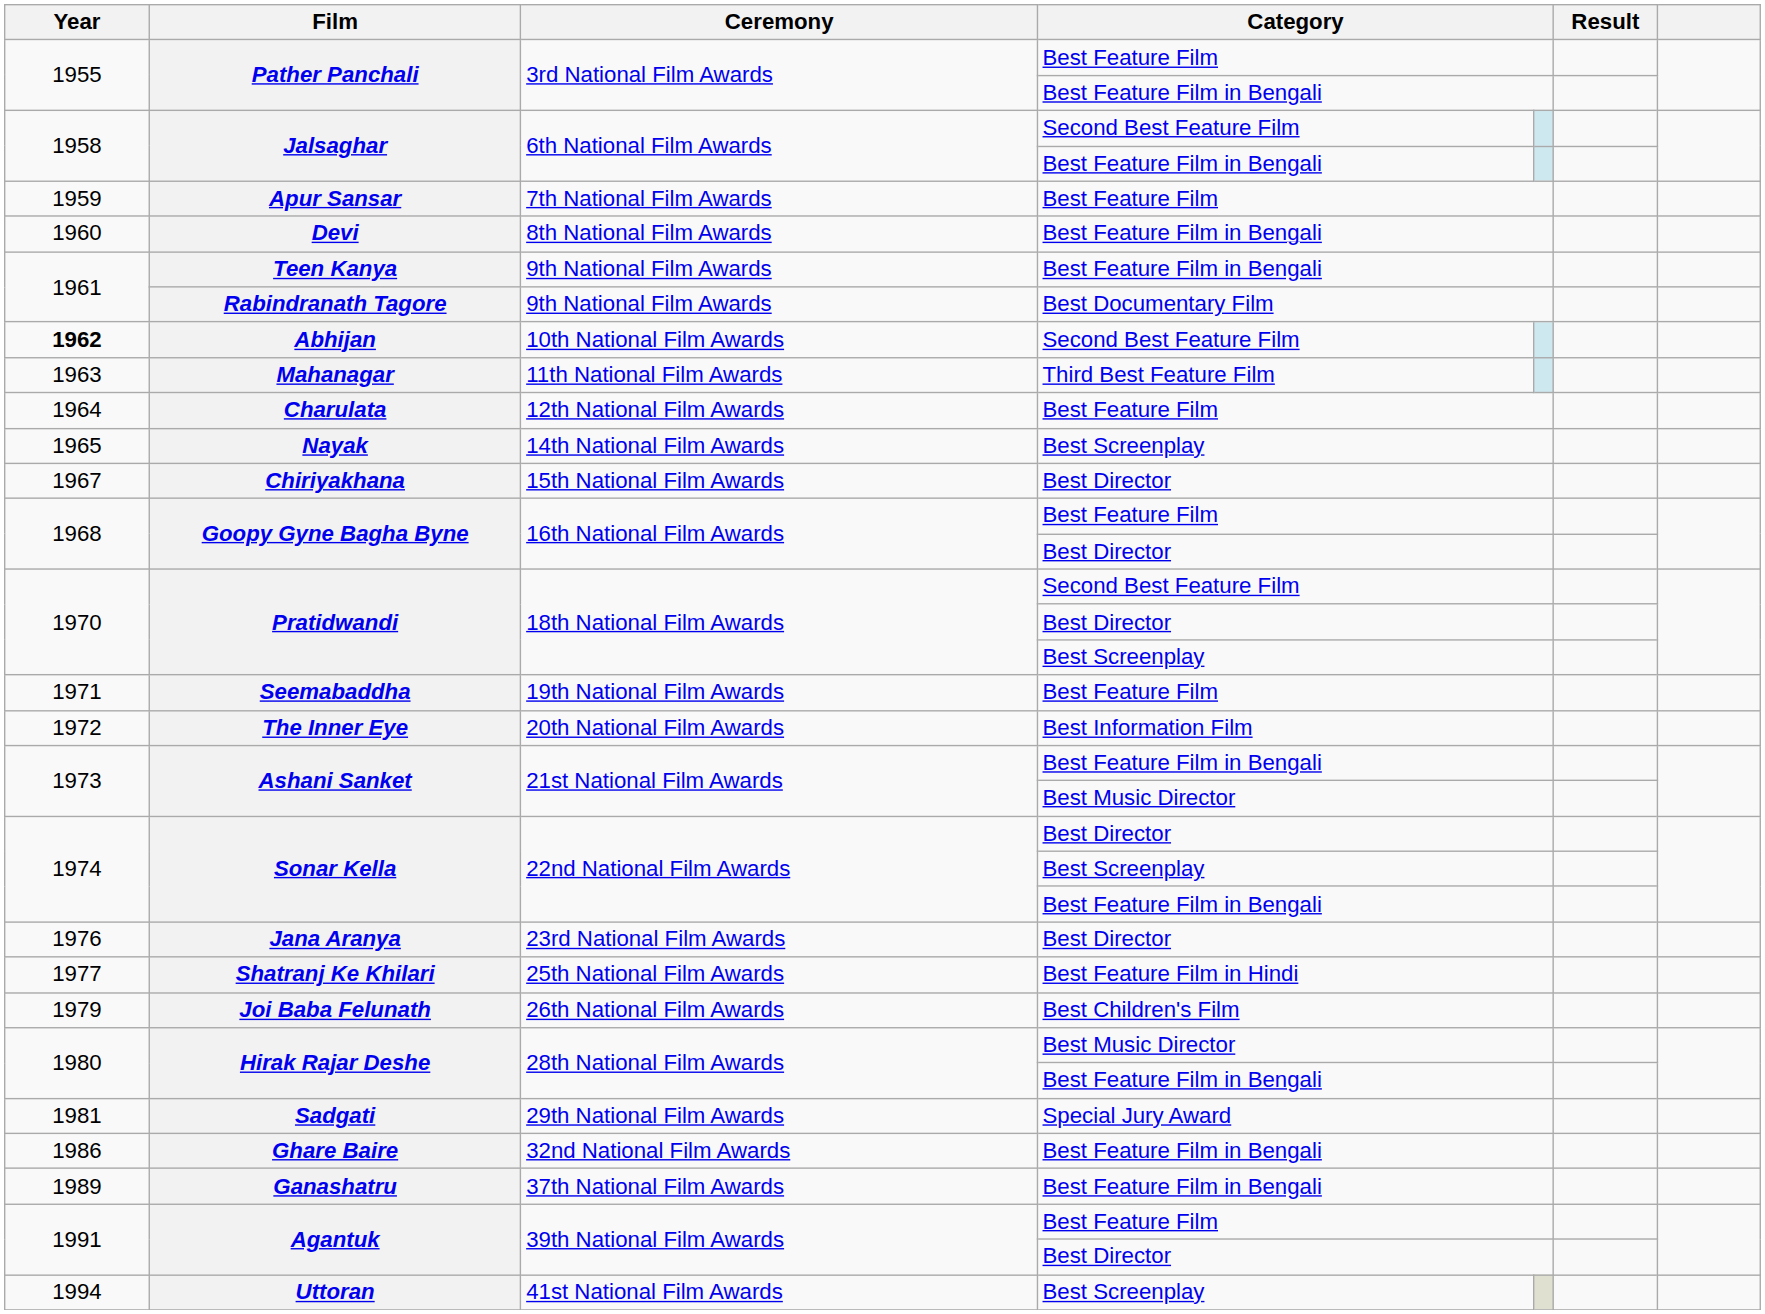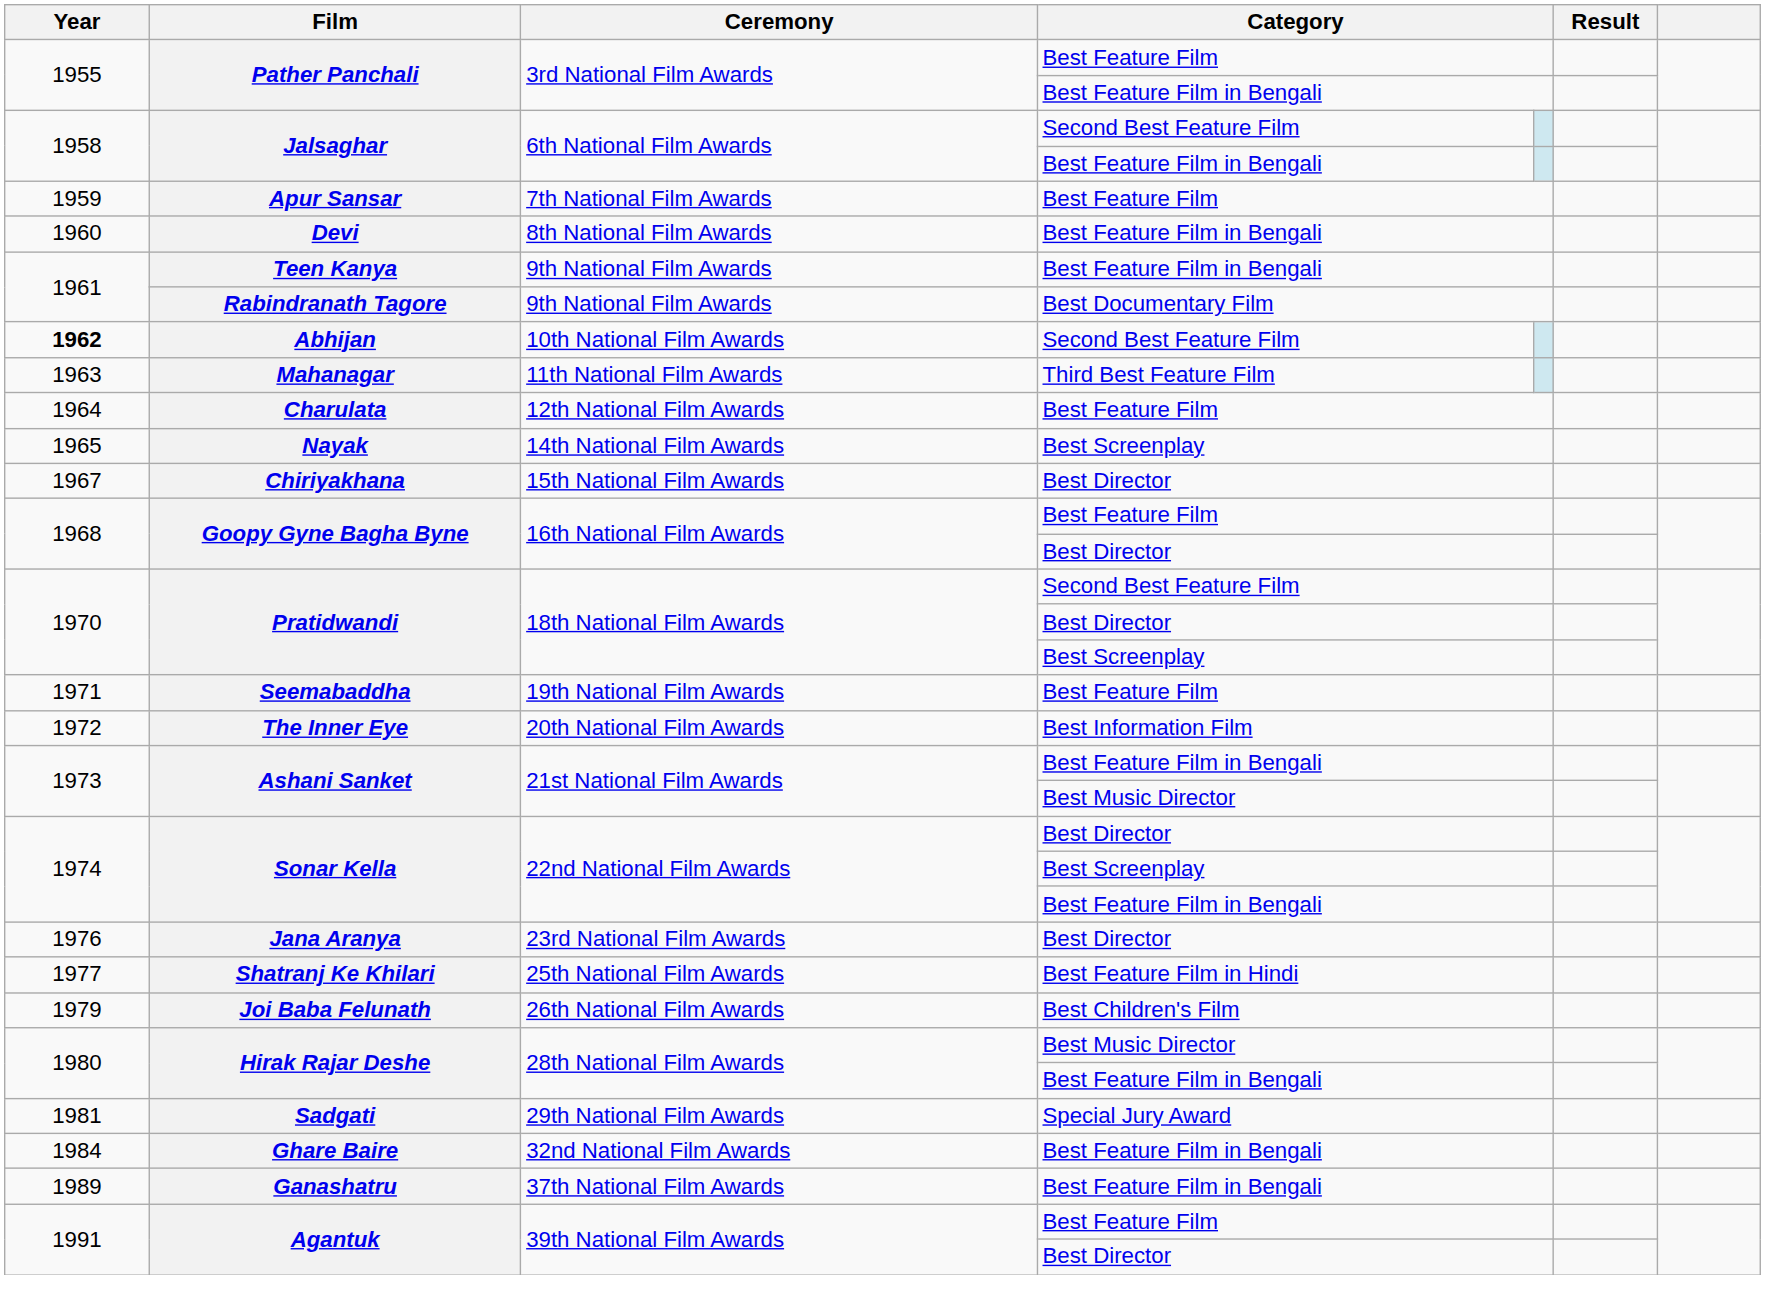(77, 1150) 1986 -> (77, 1150) 1984
- row: (335, 1291)
